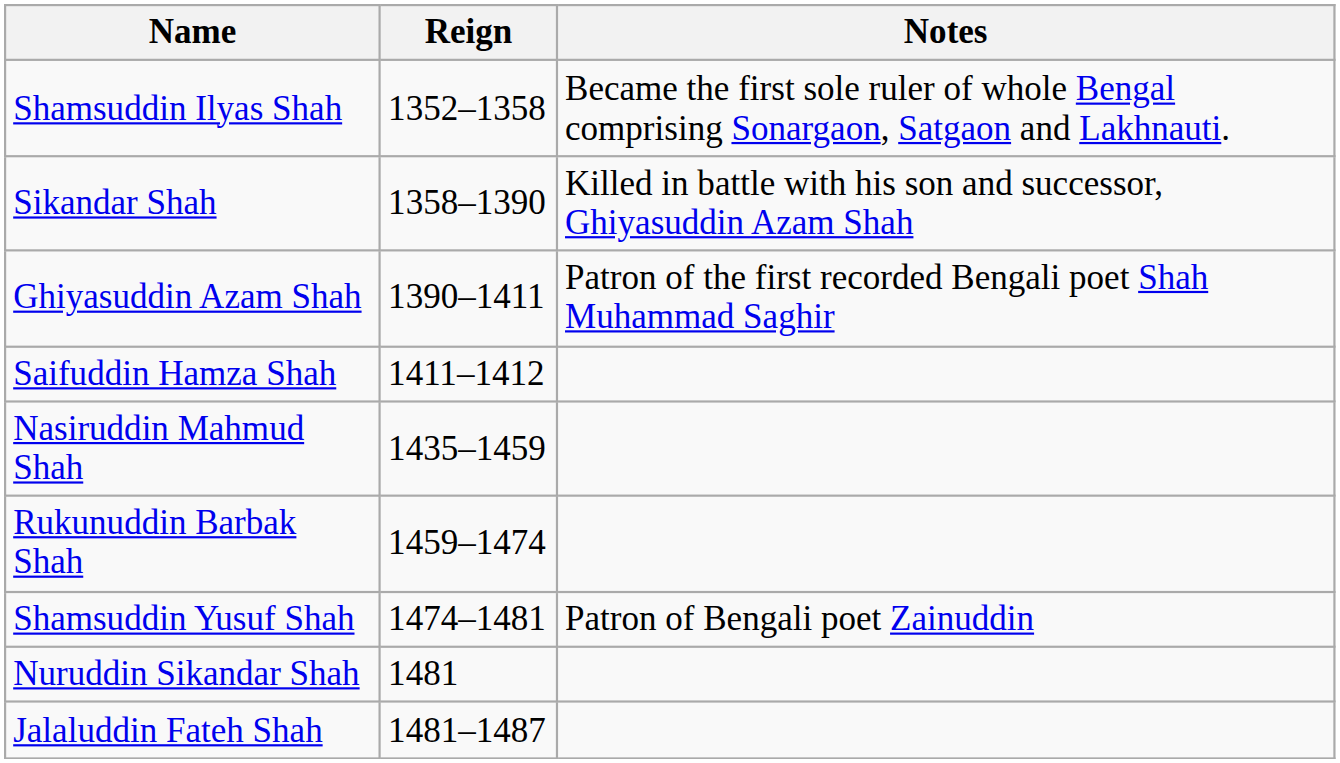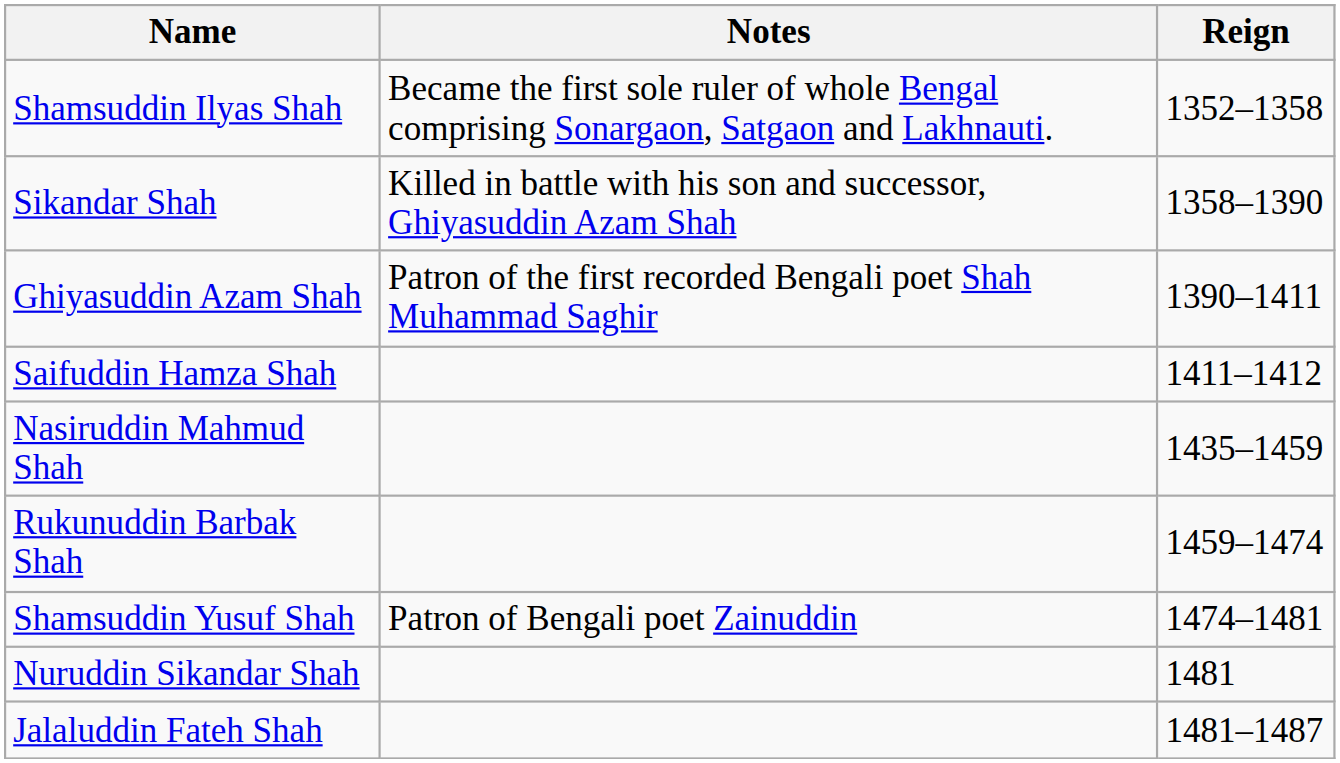columns swapped: (468, 32) <-> (946, 32)
